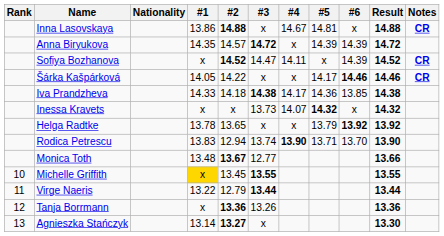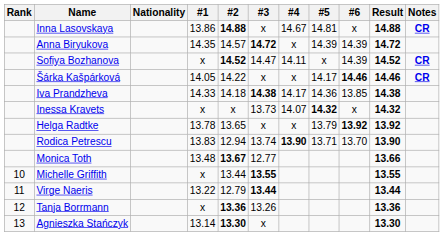(203, 175) gold background -> (203, 175) no background
(233, 175) 13.45 -> (233, 175) 13.44
(233, 223) 13.27 -> (233, 223) 13.30
